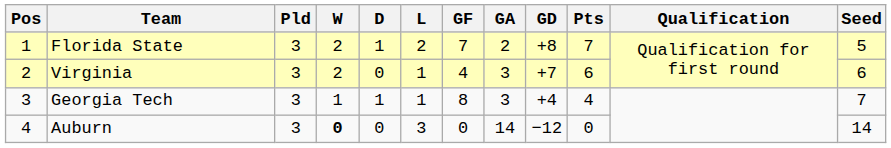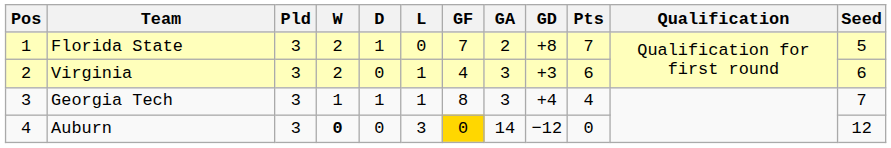(421, 46) 2 -> (421, 46) 0
(547, 74) +7 -> (547, 74) +3
(463, 129) no background -> (463, 129) gold background
(862, 129) 14 -> (862, 129) 12
